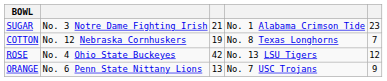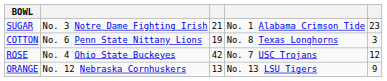(114, 40) No. 12 Nebraska Cornhuskers -> (122, 40) No. 6 Penn State Nittany Lions
(375, 40) 7 -> (375, 40) 3
(272, 55) No. 13 LSU Tigers -> (272, 55) No. 7 USC Trojans
(122, 69) No. 6 Penn State Nittany Lions -> (114, 69) No. 12 Nebraska Cornhuskers
(272, 69) No. 7 USC Trojans -> (272, 69) No. 13 LSU Tigers
